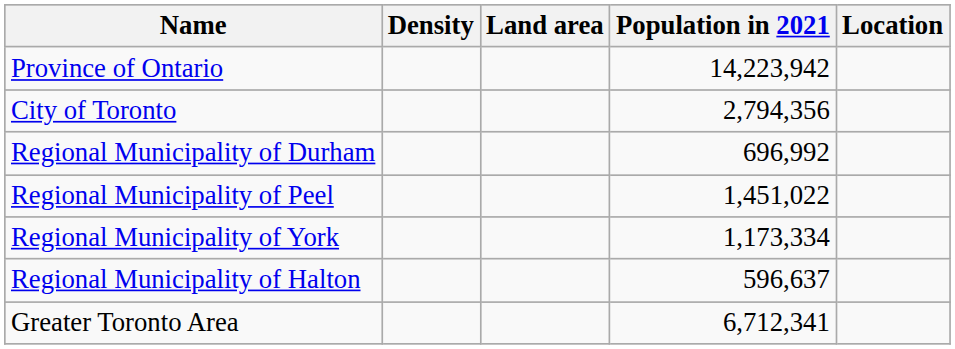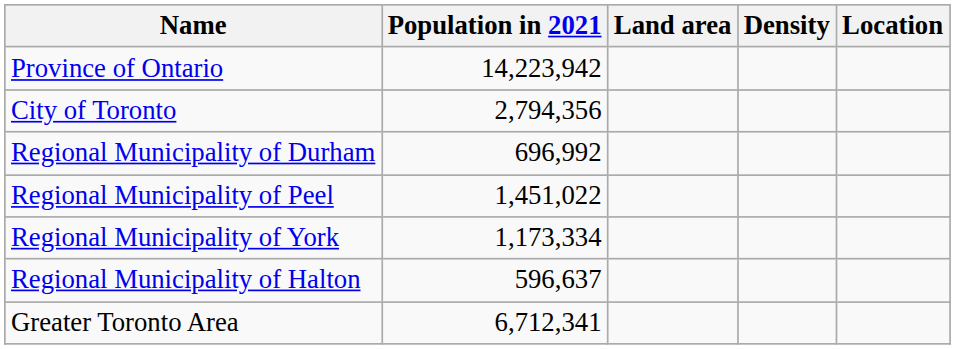columns swapped: (723, 25) <-> (431, 25)
